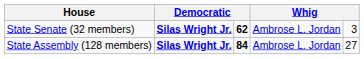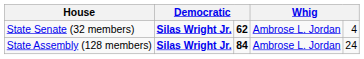(354, 29) 3 -> (354, 29) 4
(351, 45) 27 -> (351, 45) 24
